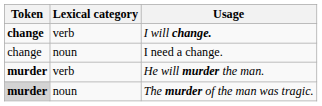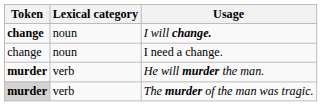(63, 33) verb -> (65, 33) noun
(65, 91) noun -> (63, 91) verb
